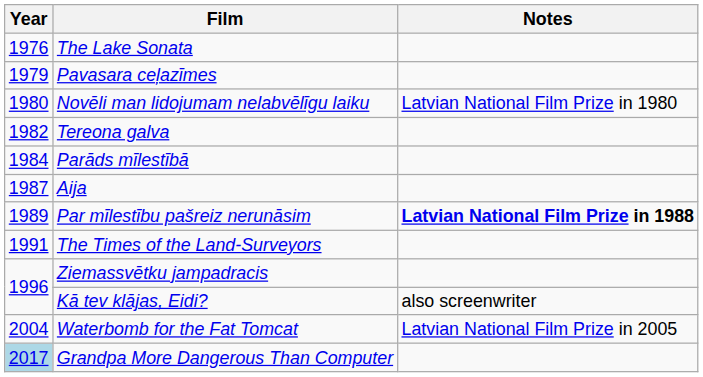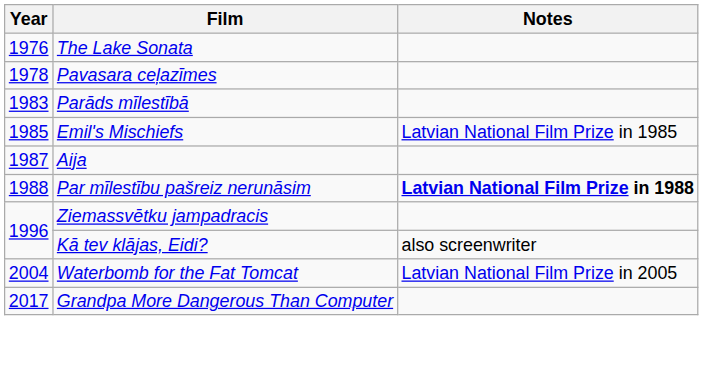(29, 76) 1979 -> (29, 76) 1978
- row: (213, 104)
- row: (113, 132)
(29, 160) 1984 -> (29, 104) 1983
+ row: (120, 132)
(29, 217) 1989 -> (29, 188) 1988
- row: (189, 245)
(29, 358) lightblue background -> (29, 301) no background
